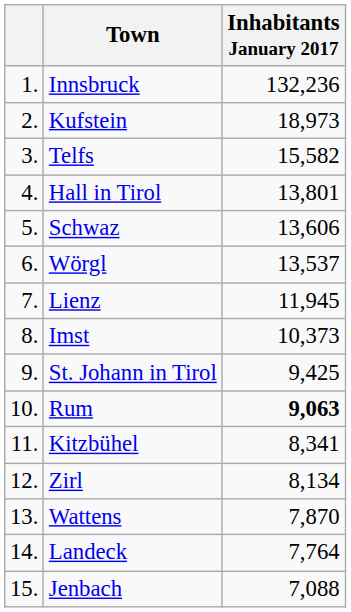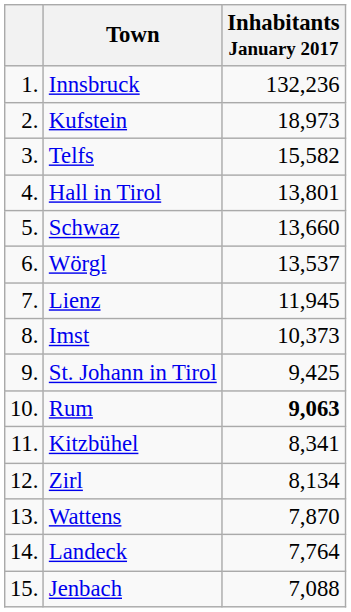(308, 228) 13,606 -> (308, 228) 13,660
